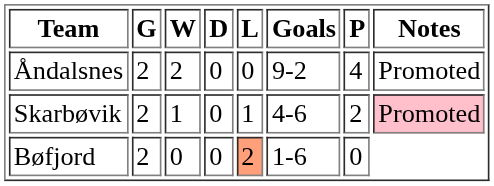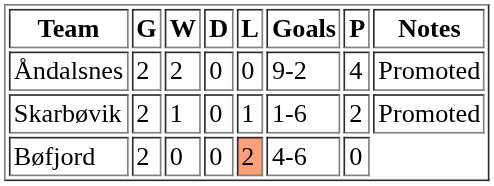(289, 113) 4-6 -> (289, 113) 1-6
(429, 113) pink background -> (429, 113) no background
(289, 156) 1-6 -> (289, 156) 4-6
